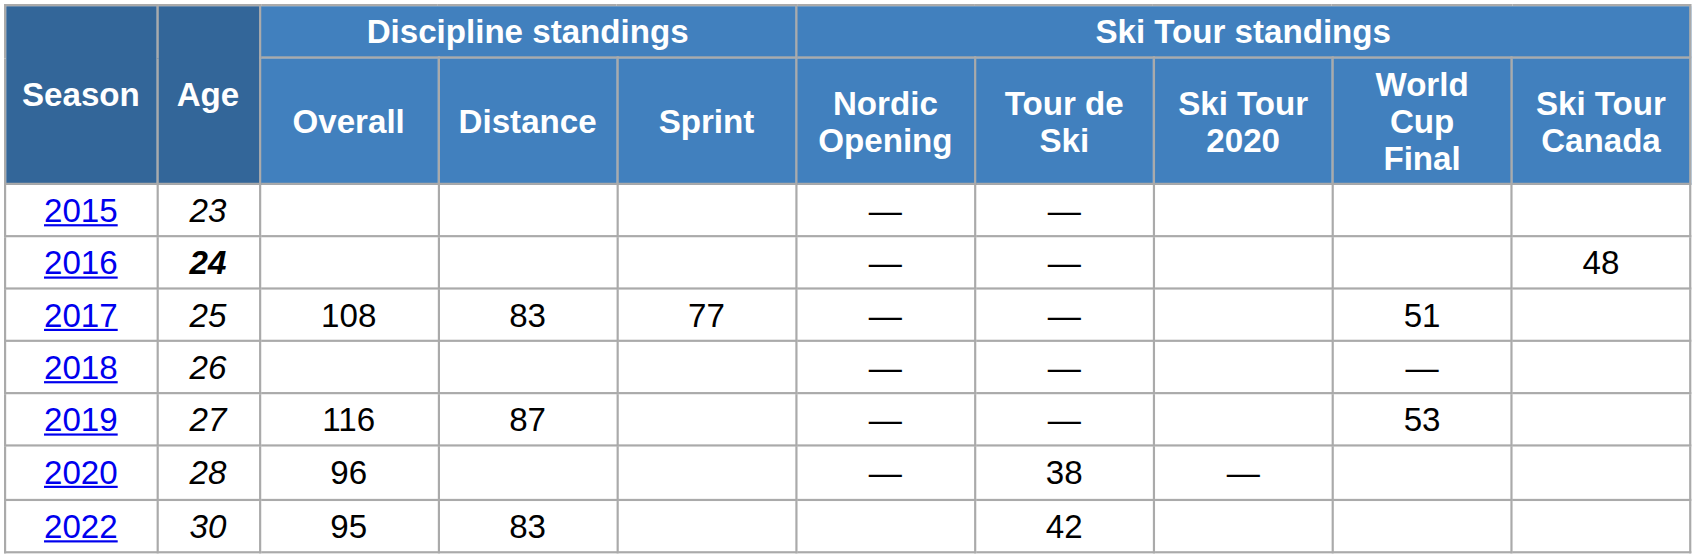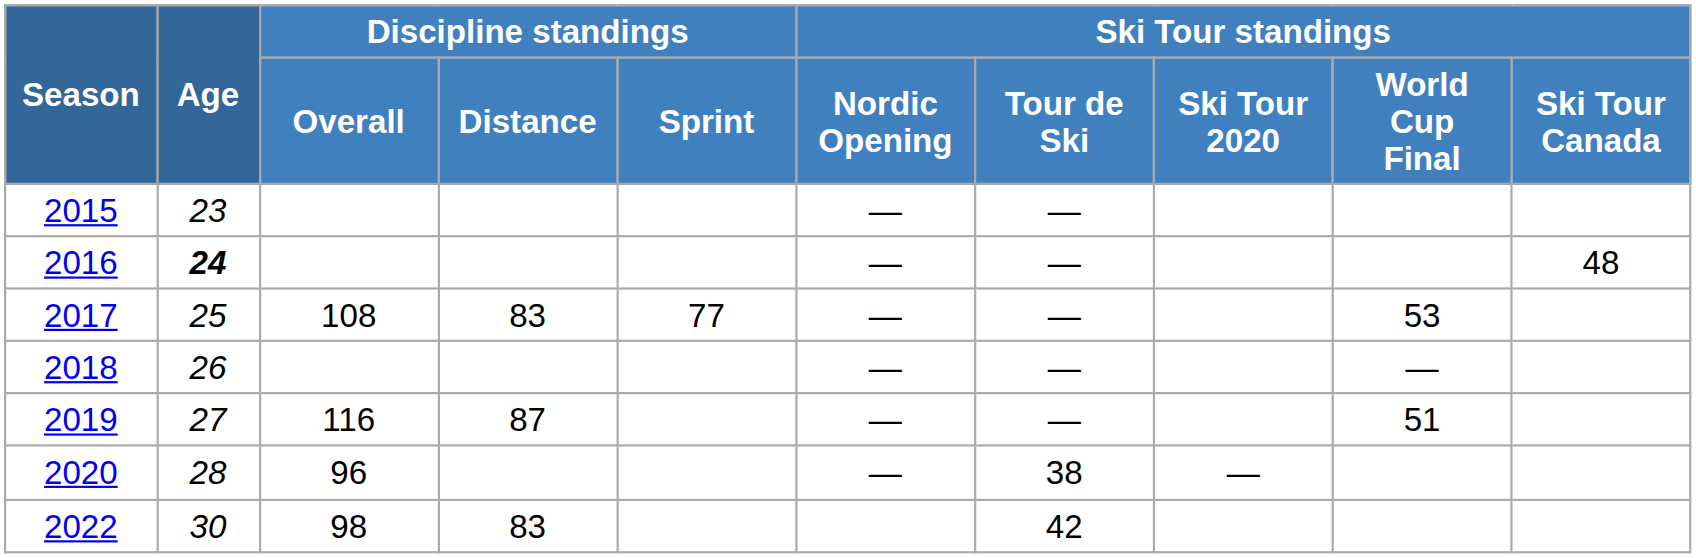(1422, 315) 51 -> (1422, 315) 53
(1422, 420) 53 -> (1422, 420) 51
(349, 525) 95 -> (349, 525) 98
